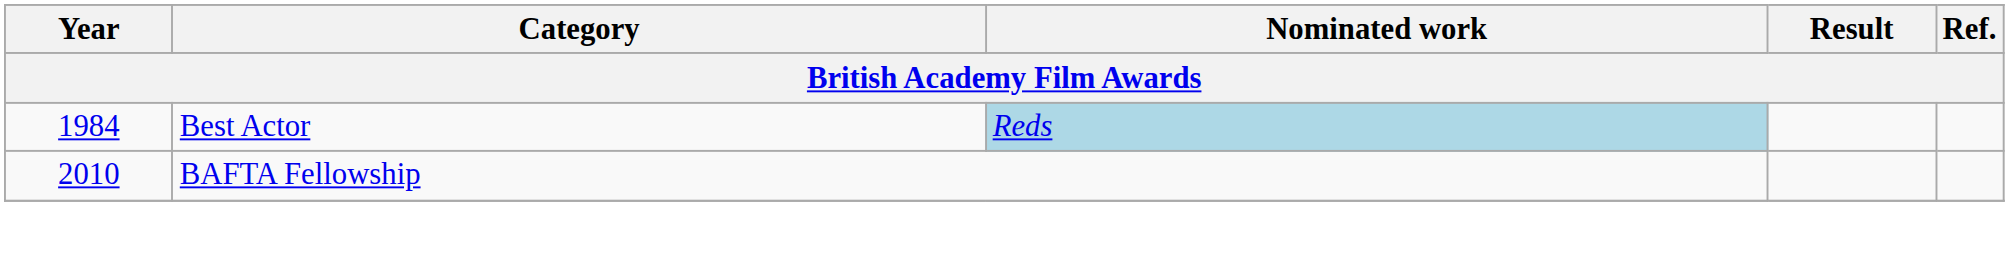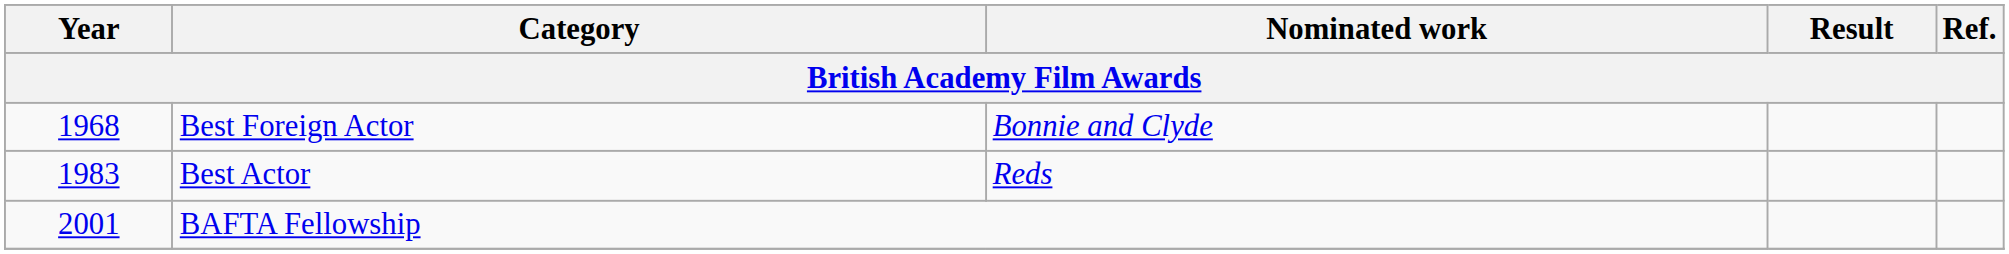+ row: (297, 126)
(89, 126) 1984 -> (89, 175) 1983
(1023, 126) lightblue background -> (1023, 175) no background
(89, 175) 2010 -> (89, 223) 2001
